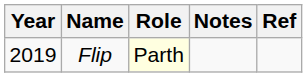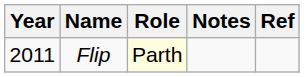(33, 54) 2019 -> (32, 54) 2011
